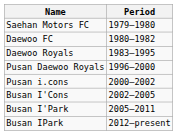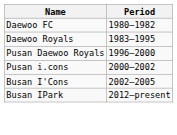- row: (48, 25)
- row: (37, 109)
